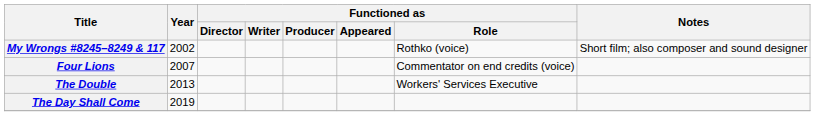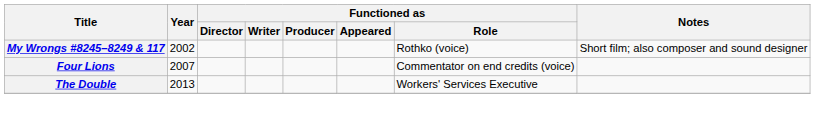- row: (86, 102)
